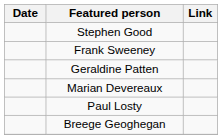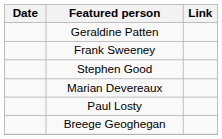rows swapped: (115, 32) <-> (115, 69)
